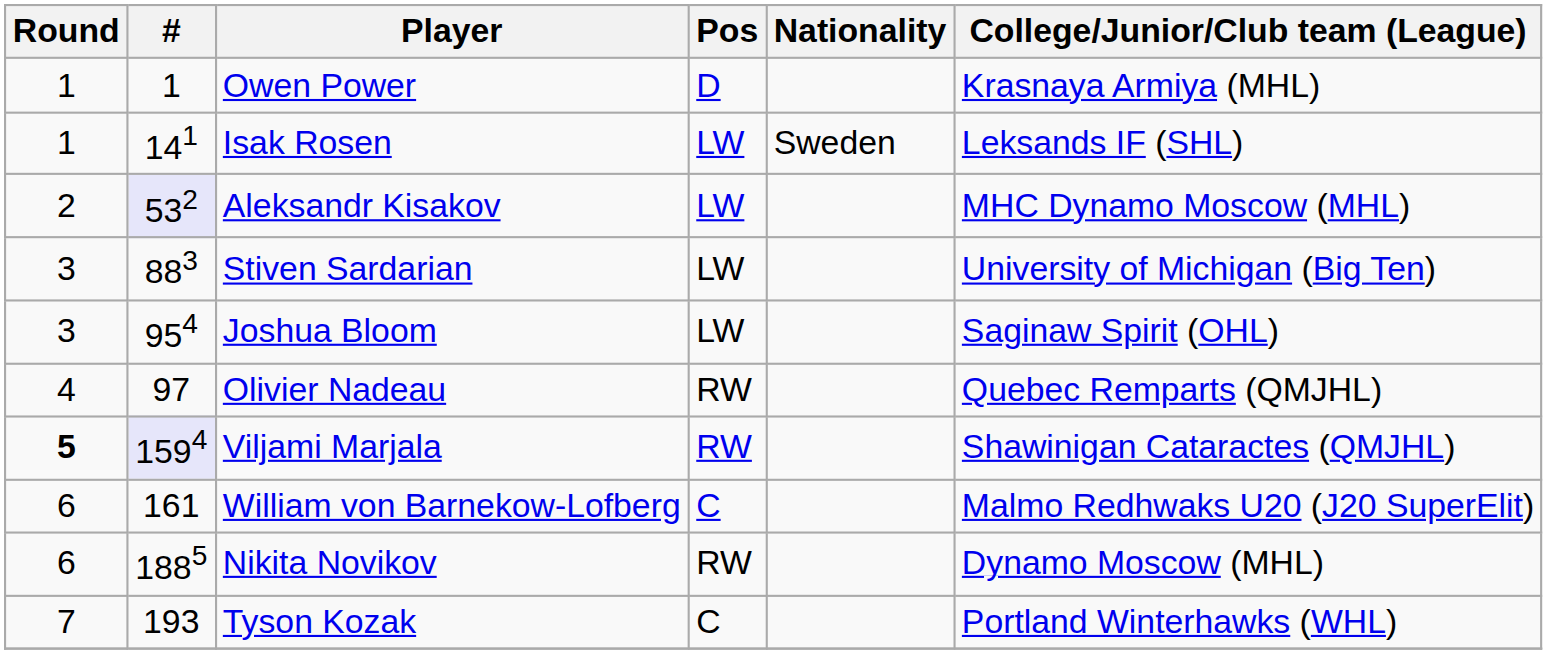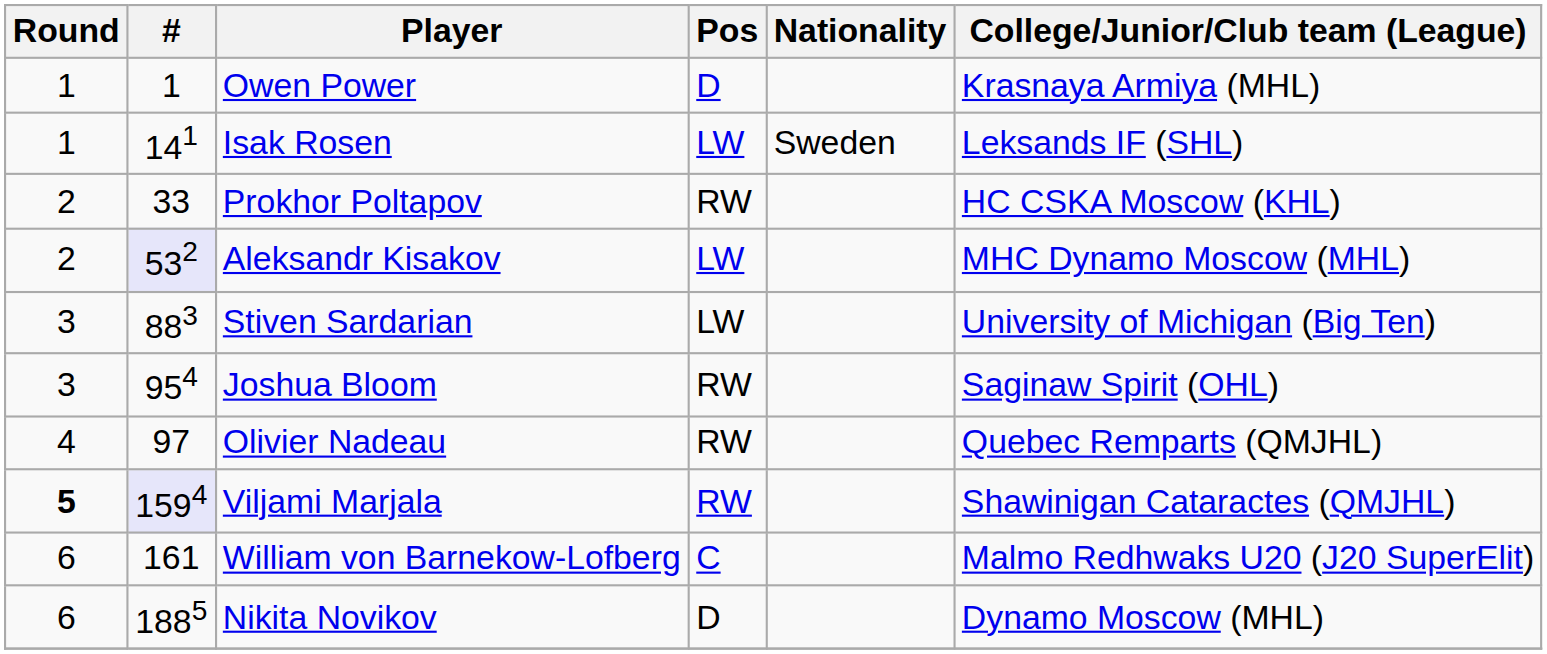+ row: (352, 201)
(720, 330) LW -> (724, 384) RW
(724, 563) RW -> (708, 616) D
- row: (319, 621)
